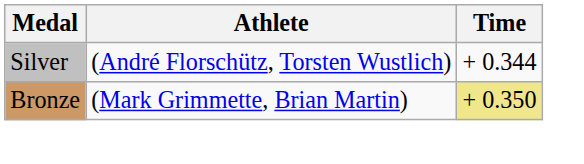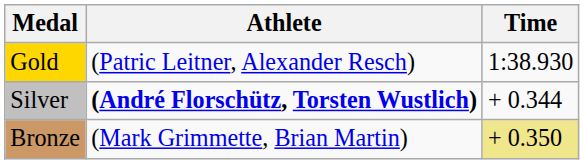+ row: (34, 61)
(271, 61) normal -> (284, 100) bold
